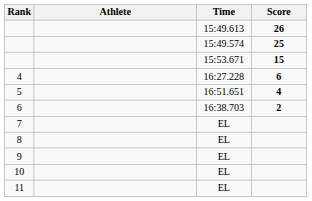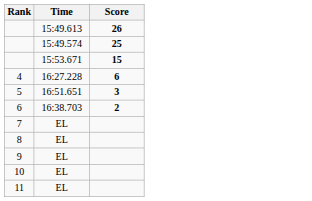- column: (115, 12)
(279, 92) 4 -> (117, 92) 3
